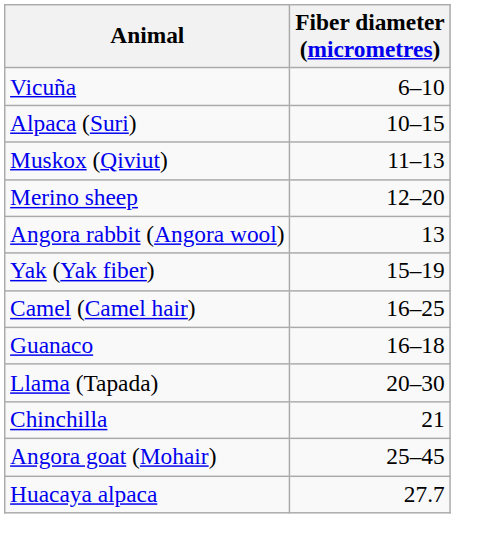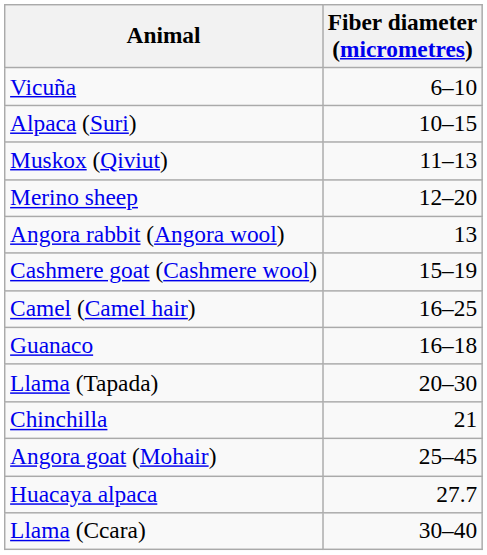+ row: (164, 271)
- row: (82, 271)
+ row: (78, 530)
